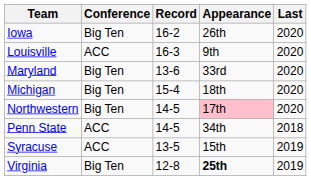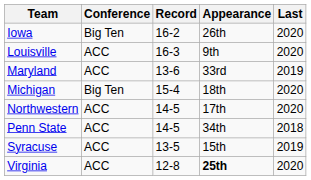(104, 71) Big Ten -> (97, 71) ACC
(290, 71) 2020 -> (290, 71) 2019
(104, 109) Big Ten -> (97, 109) ACC
(214, 109) pink background -> (214, 109) no background
(104, 166) Big Ten -> (97, 166) ACC
(290, 166) 2019 -> (290, 166) 2020
